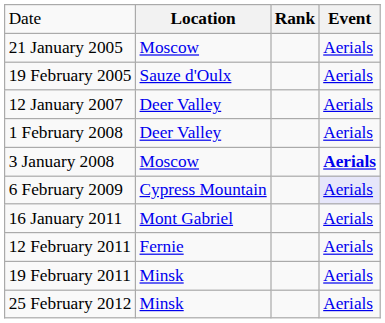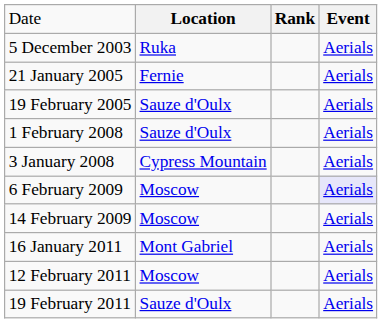+ row: (70, 47)
(169, 47) Moscow -> (162, 76) Fernie
- row: (66, 104)
(180, 133) Deer Valley -> (185, 133) Sauze d'Oulx
(169, 161) Moscow -> (203, 161) Cypress Mountain
(350, 161) bold -> (348, 161) normal
(203, 190) Cypress Mountain -> (169, 190) Moscow
+ row: (70, 218)
(162, 247) Fernie -> (169, 275) Moscow
(162, 275) Minsk -> (185, 304) Sauze d'Oulx
- row: (70, 304)
